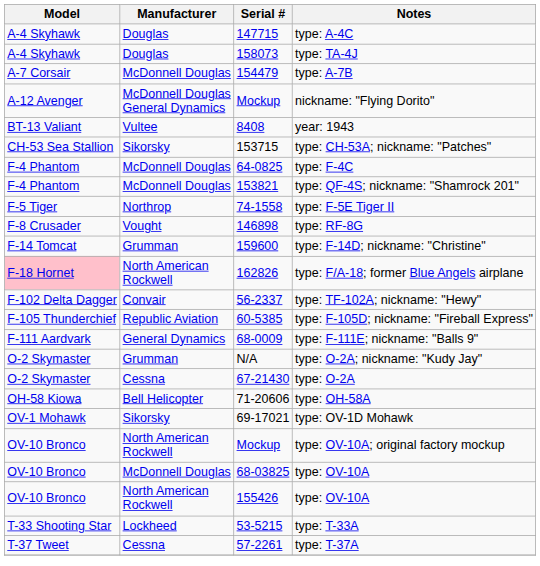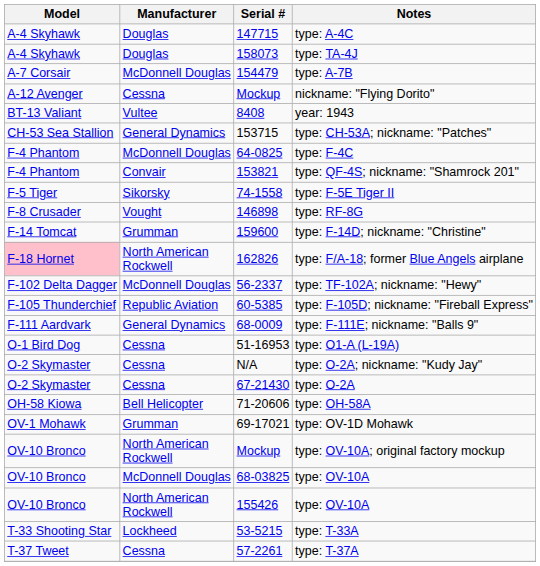(177, 100) McDonnell Douglas General Dynamics -> (144, 93) Cessna
(146, 147) Sikorsky -> (174, 133) General Dynamics
(177, 186) McDonnell Douglas -> (144, 172) Convair
(147, 206) Northrop -> (146, 192) Sikorsky
(144, 299) Convair -> (177, 285) McDonnell Douglas
+ row: (263, 345)
(150, 359) Grumman -> (144, 364) Cessna
(146, 418) Sikorsky -> (150, 424) Grumman
